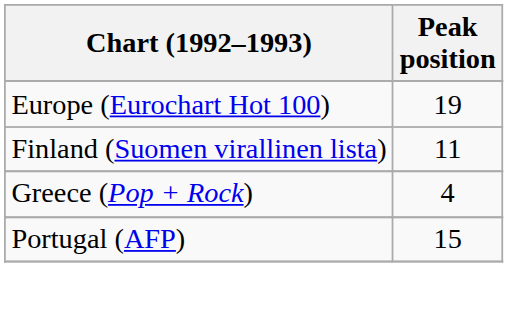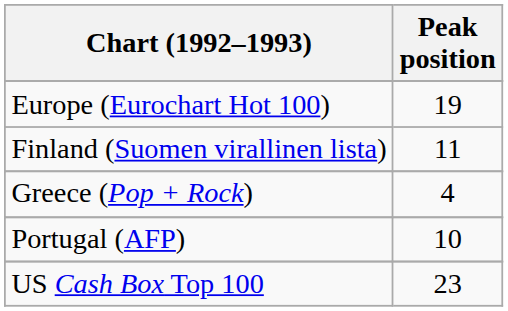(448, 238) 15 -> (448, 238) 10
+ row: (138, 283)
